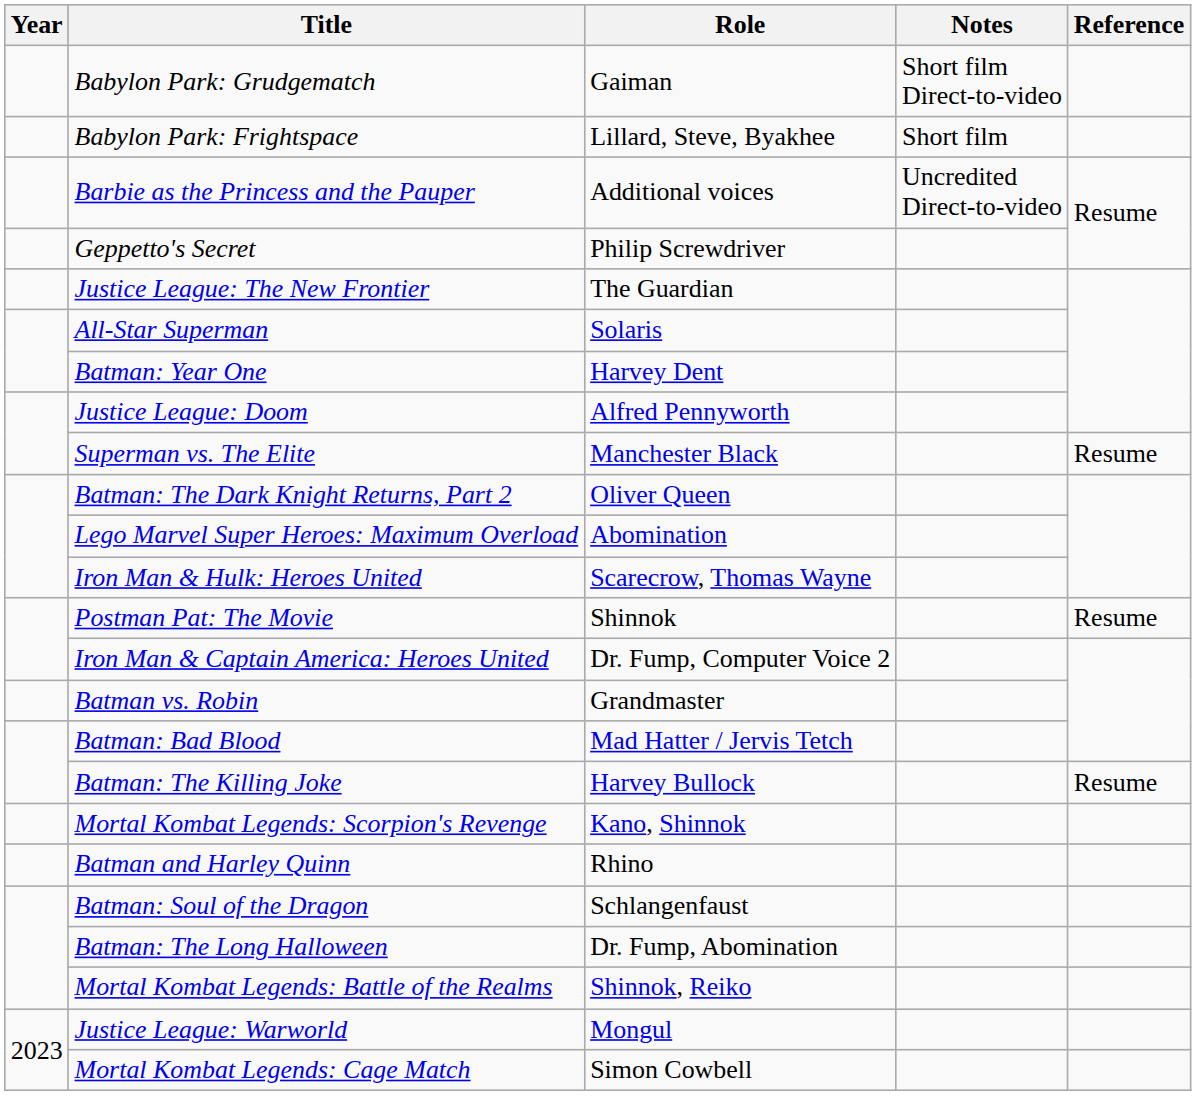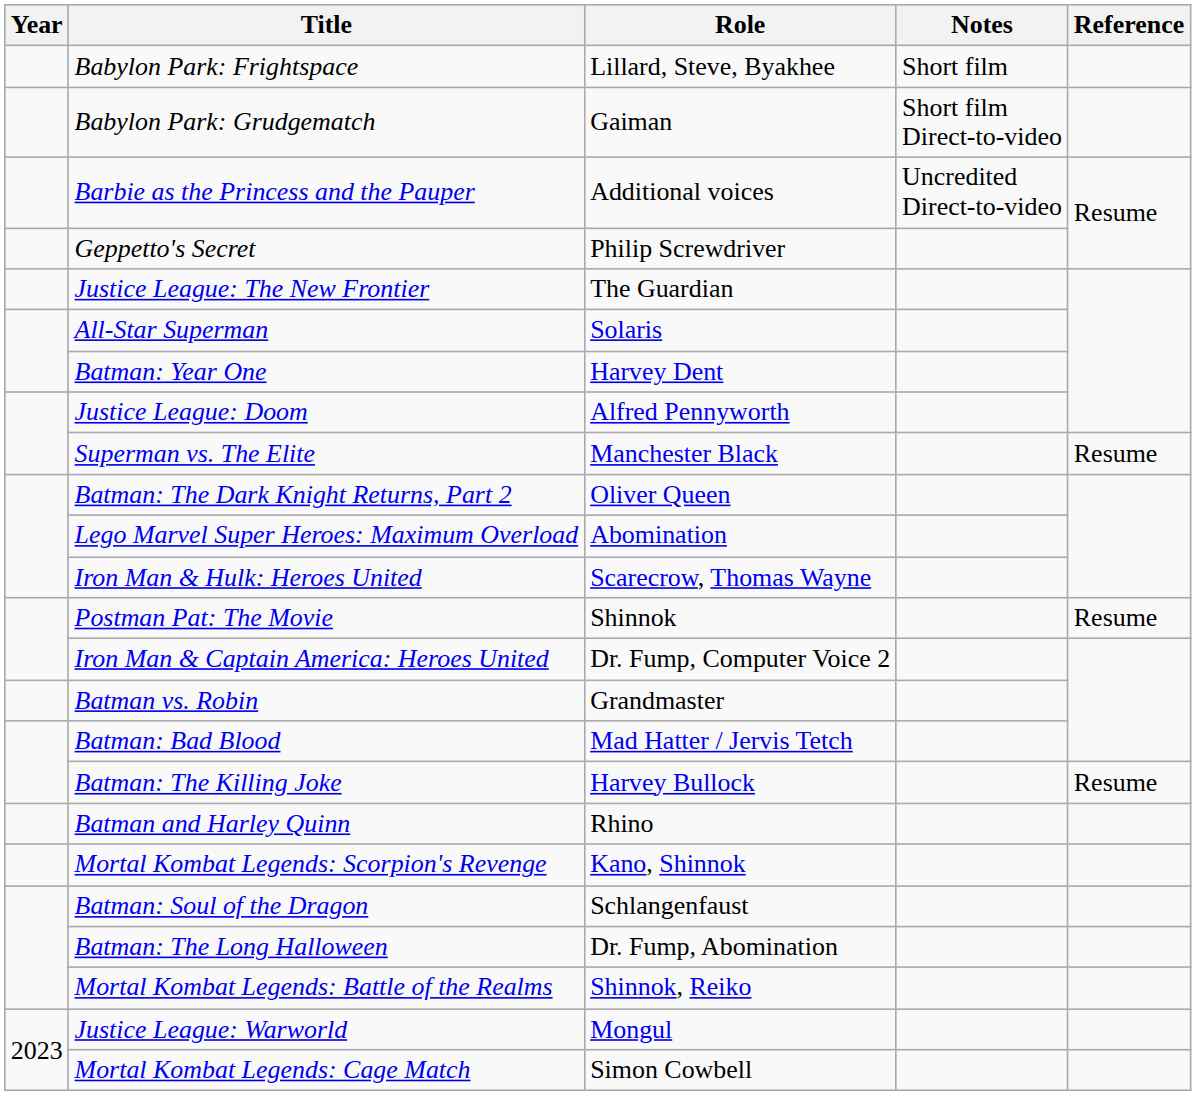rows swapped: (216, 136) <-> (225, 80)
rows swapped: (212, 864) <-> (311, 823)
